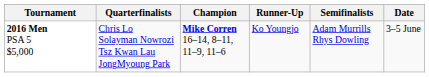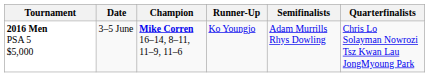columns swapped: (404, 12) <-> (138, 12)
